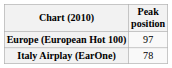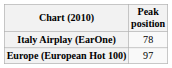rows swapped: (67, 39) <-> (67, 55)
